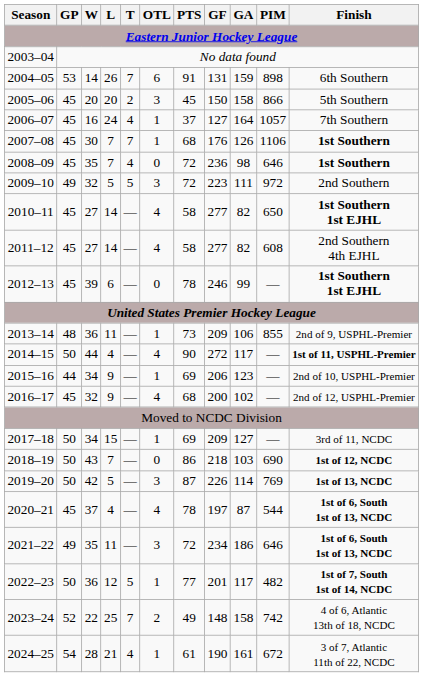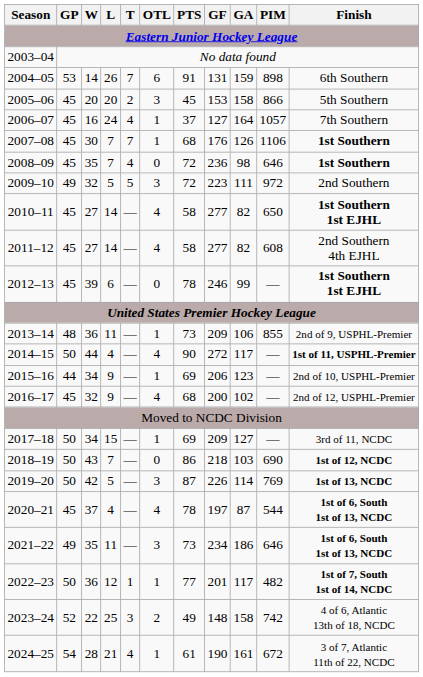(217, 99) 150 -> (217, 99) 153
(189, 545) 72 -> (189, 545) 73
(130, 581) 5 -> (130, 581) 1
(130, 617) 7 -> (130, 617) 3
